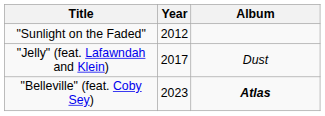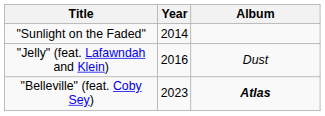(174, 33) 2012 -> (174, 33) 2014
(174, 60) 2017 -> (174, 60) 2016
